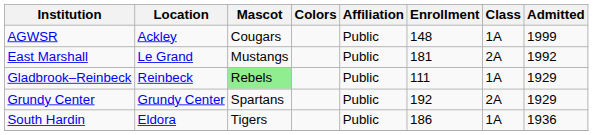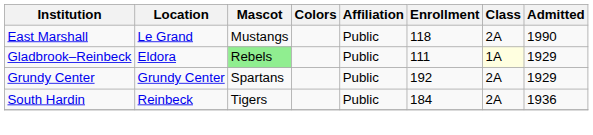- row: (33, 36)
(421, 57) 181 -> (421, 36) 118
(542, 57) 1992 -> (542, 36) 1990
(165, 78) Reinbeck -> (157, 57) Eldora
(494, 78) no background -> (494, 57) lightyellow background
(157, 120) Eldora -> (165, 99) Reinbeck
(421, 120) 186 -> (421, 99) 184
(494, 120) 1A -> (494, 99) 2A
